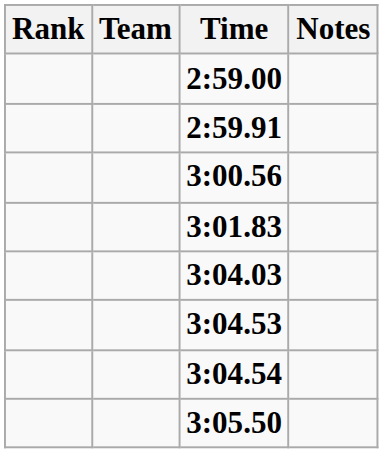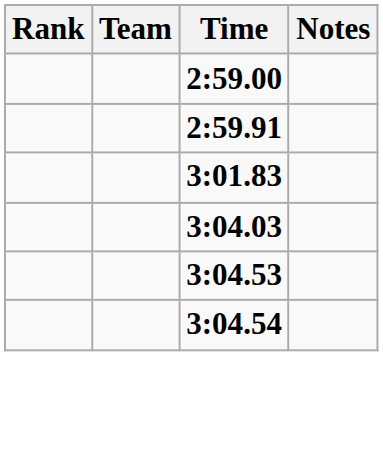- row: (234, 176)
- row: (234, 422)
